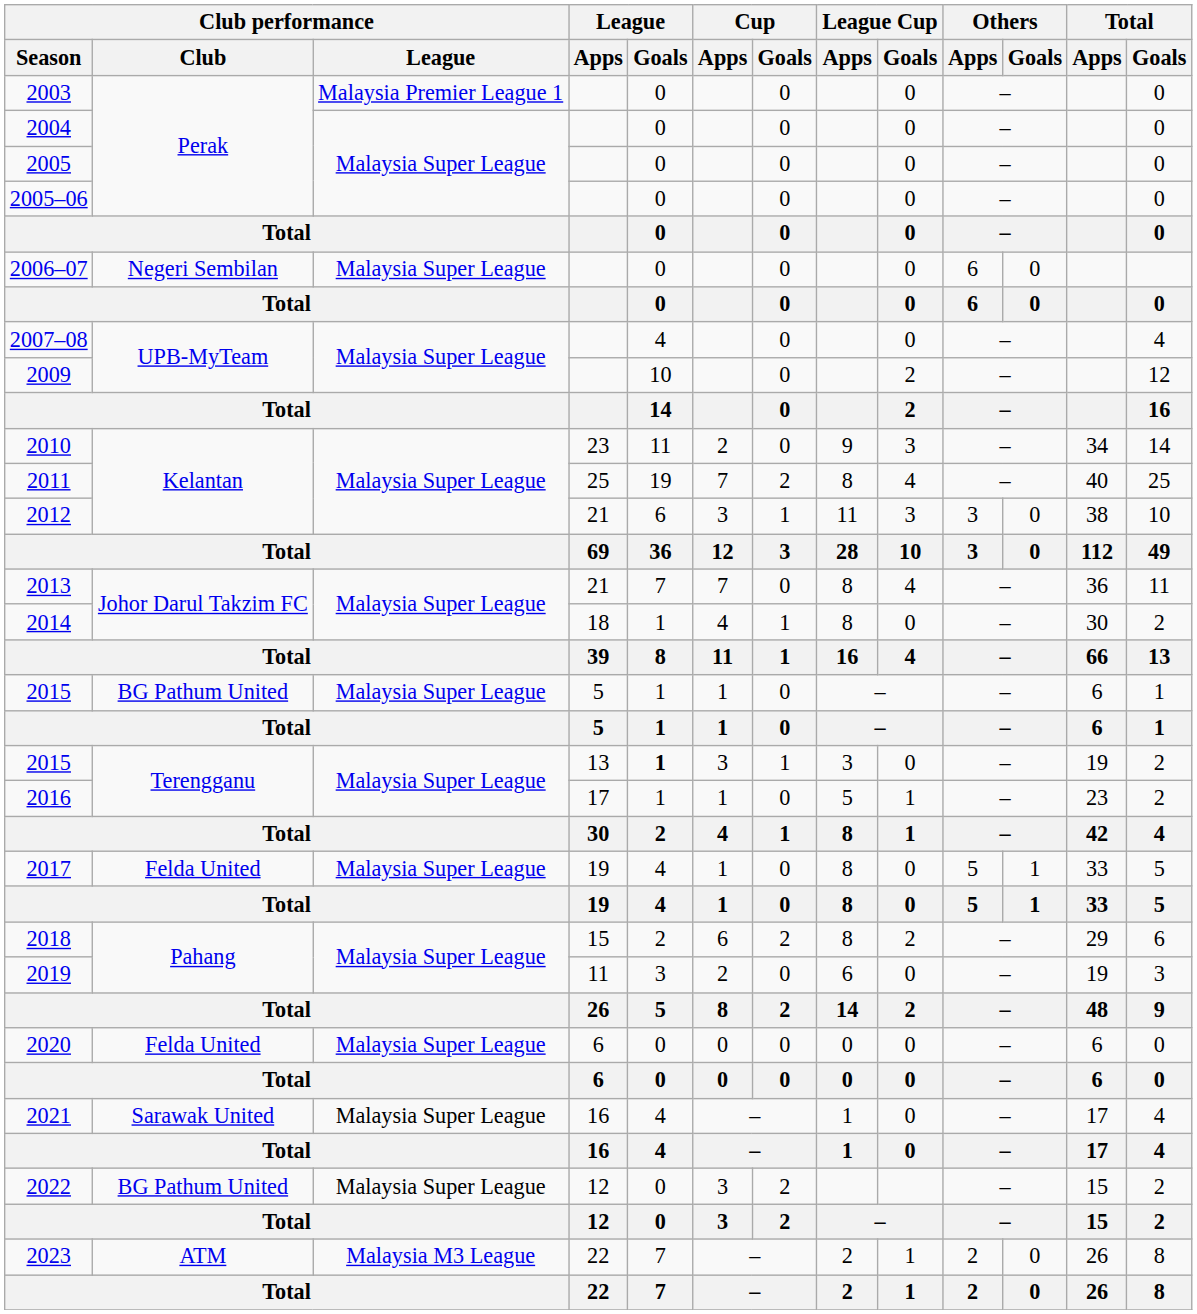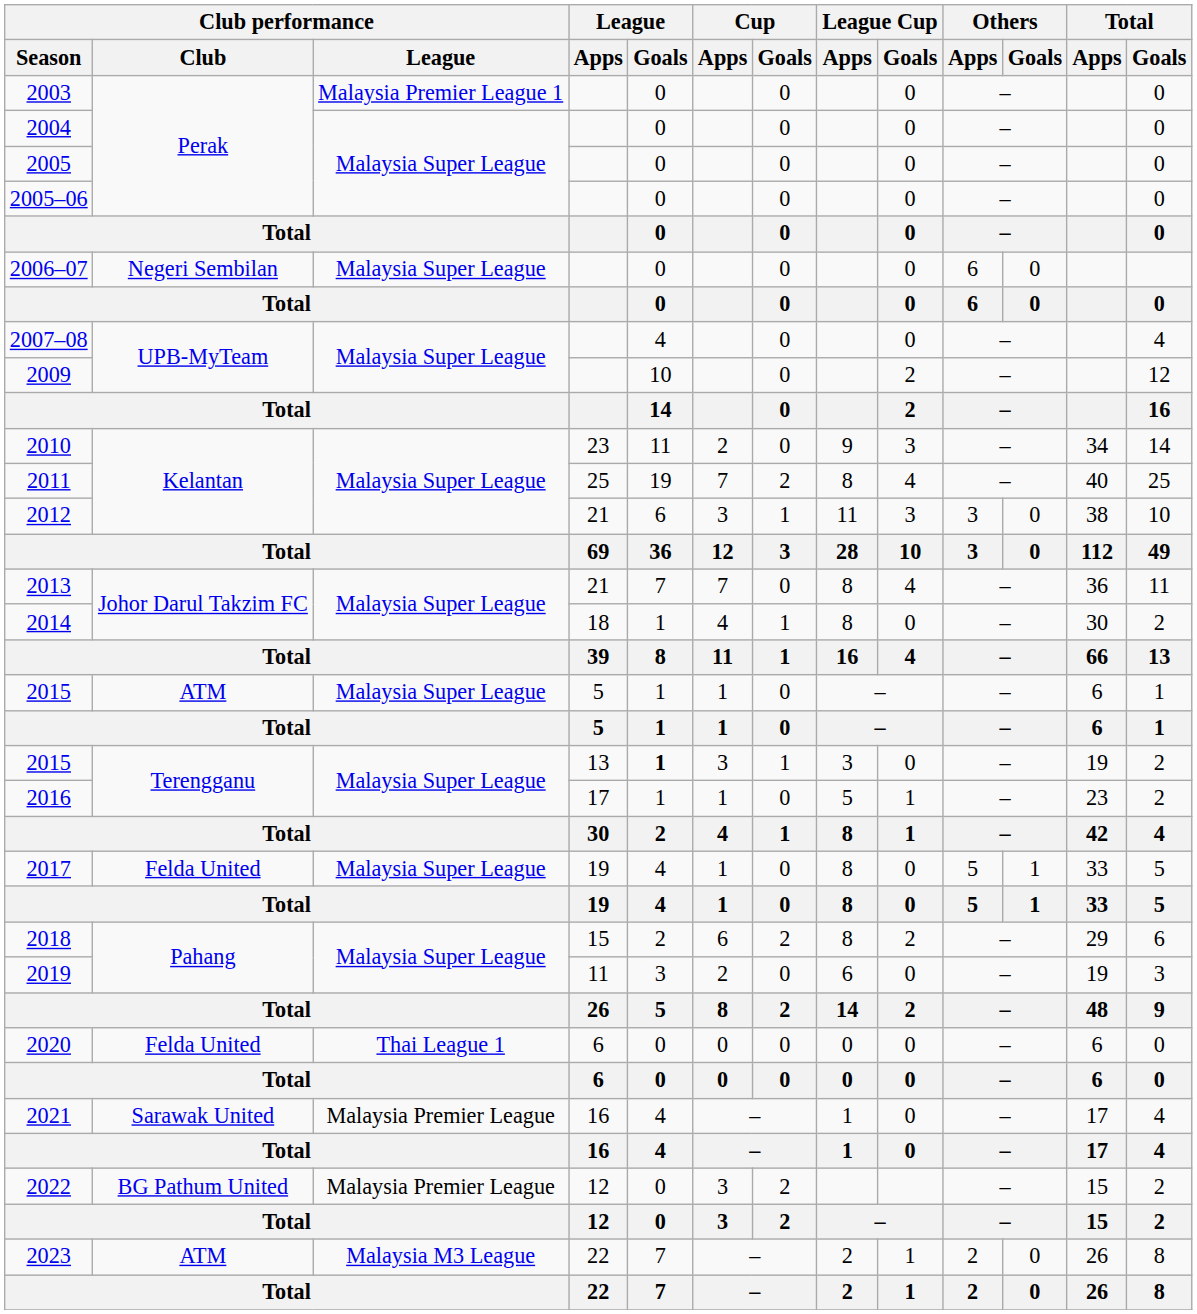(203, 692) BG Pathum United -> (203, 692) ATM
(441, 1045) Malaysia Super League -> (441, 1045) Thai League 1
(441, 1115) Malaysia Super League -> (441, 1115) Malaysia Premier League
(441, 1186) Malaysia Super League -> (441, 1186) Malaysia Premier League
